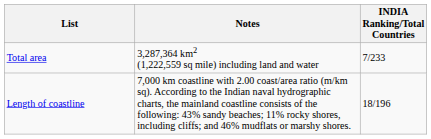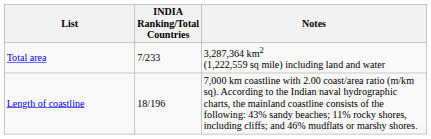columns swapped: (393, 23) <-> (248, 23)
